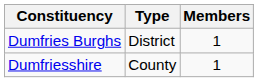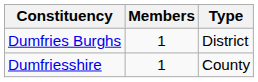columns swapped: (217, 16) <-> (152, 16)
